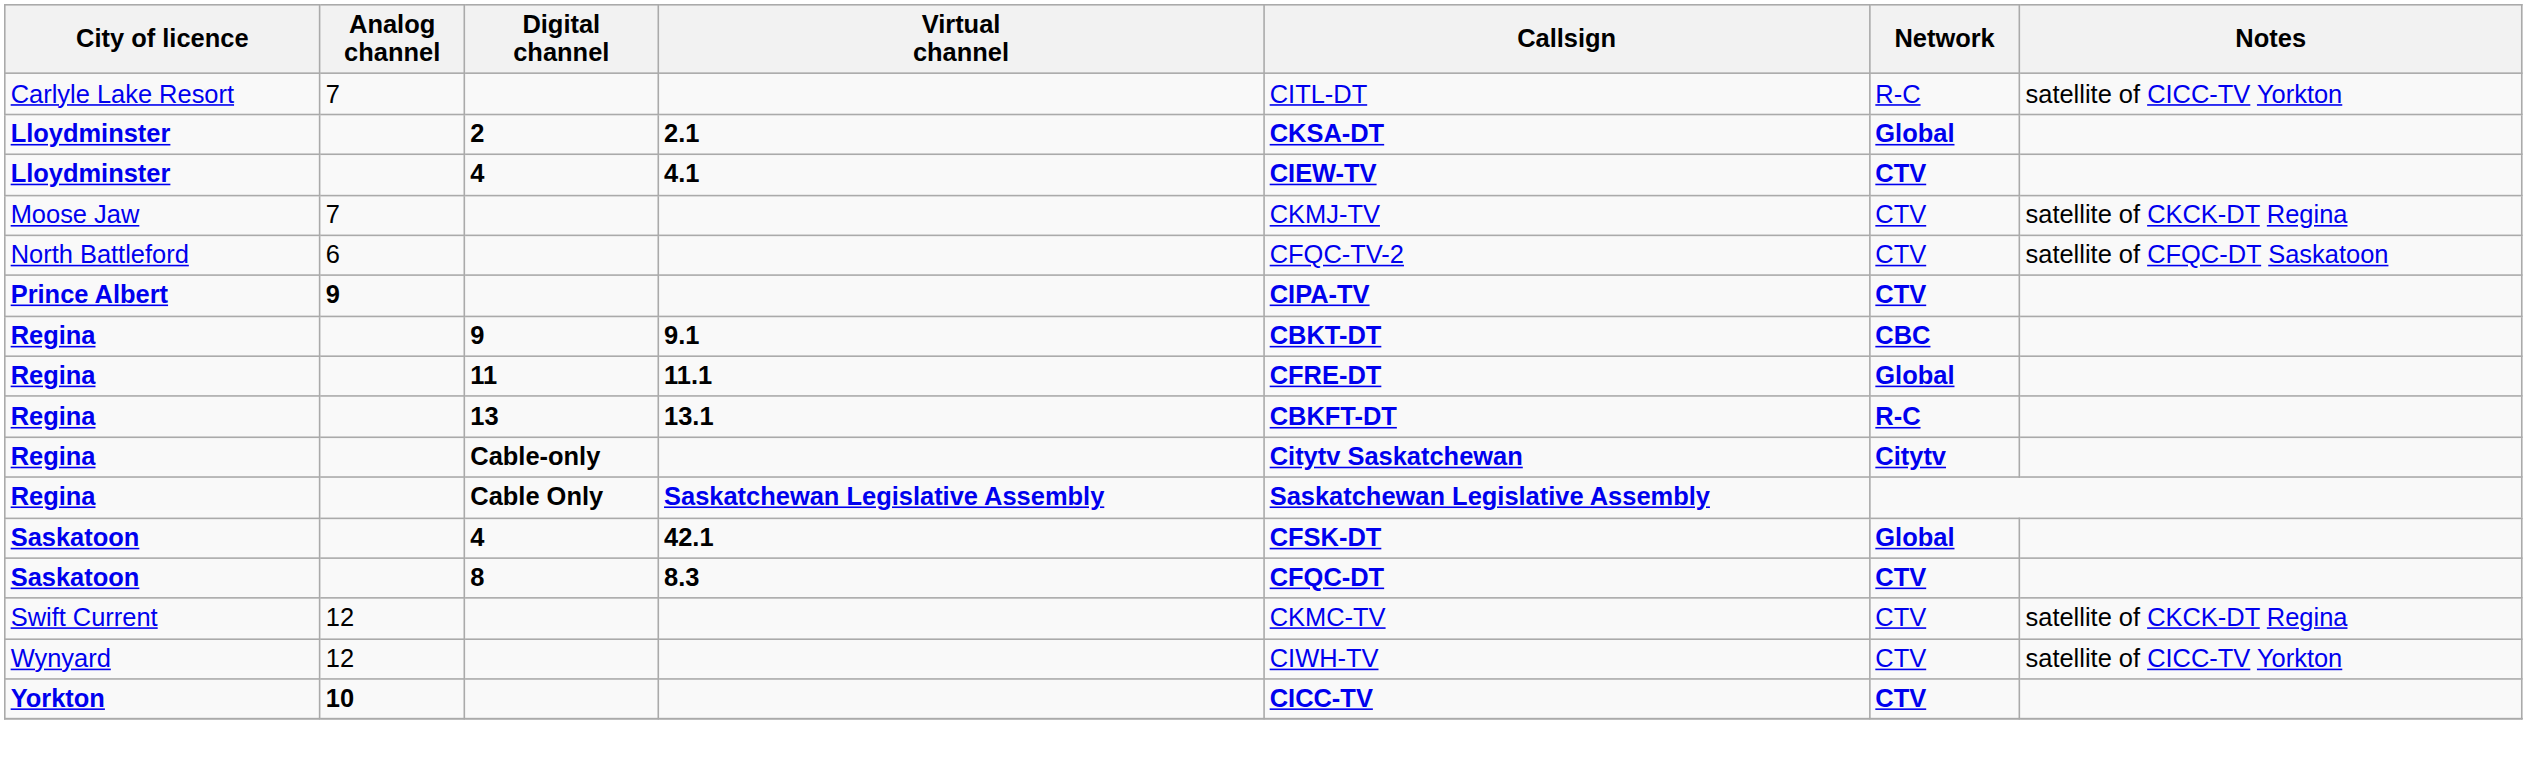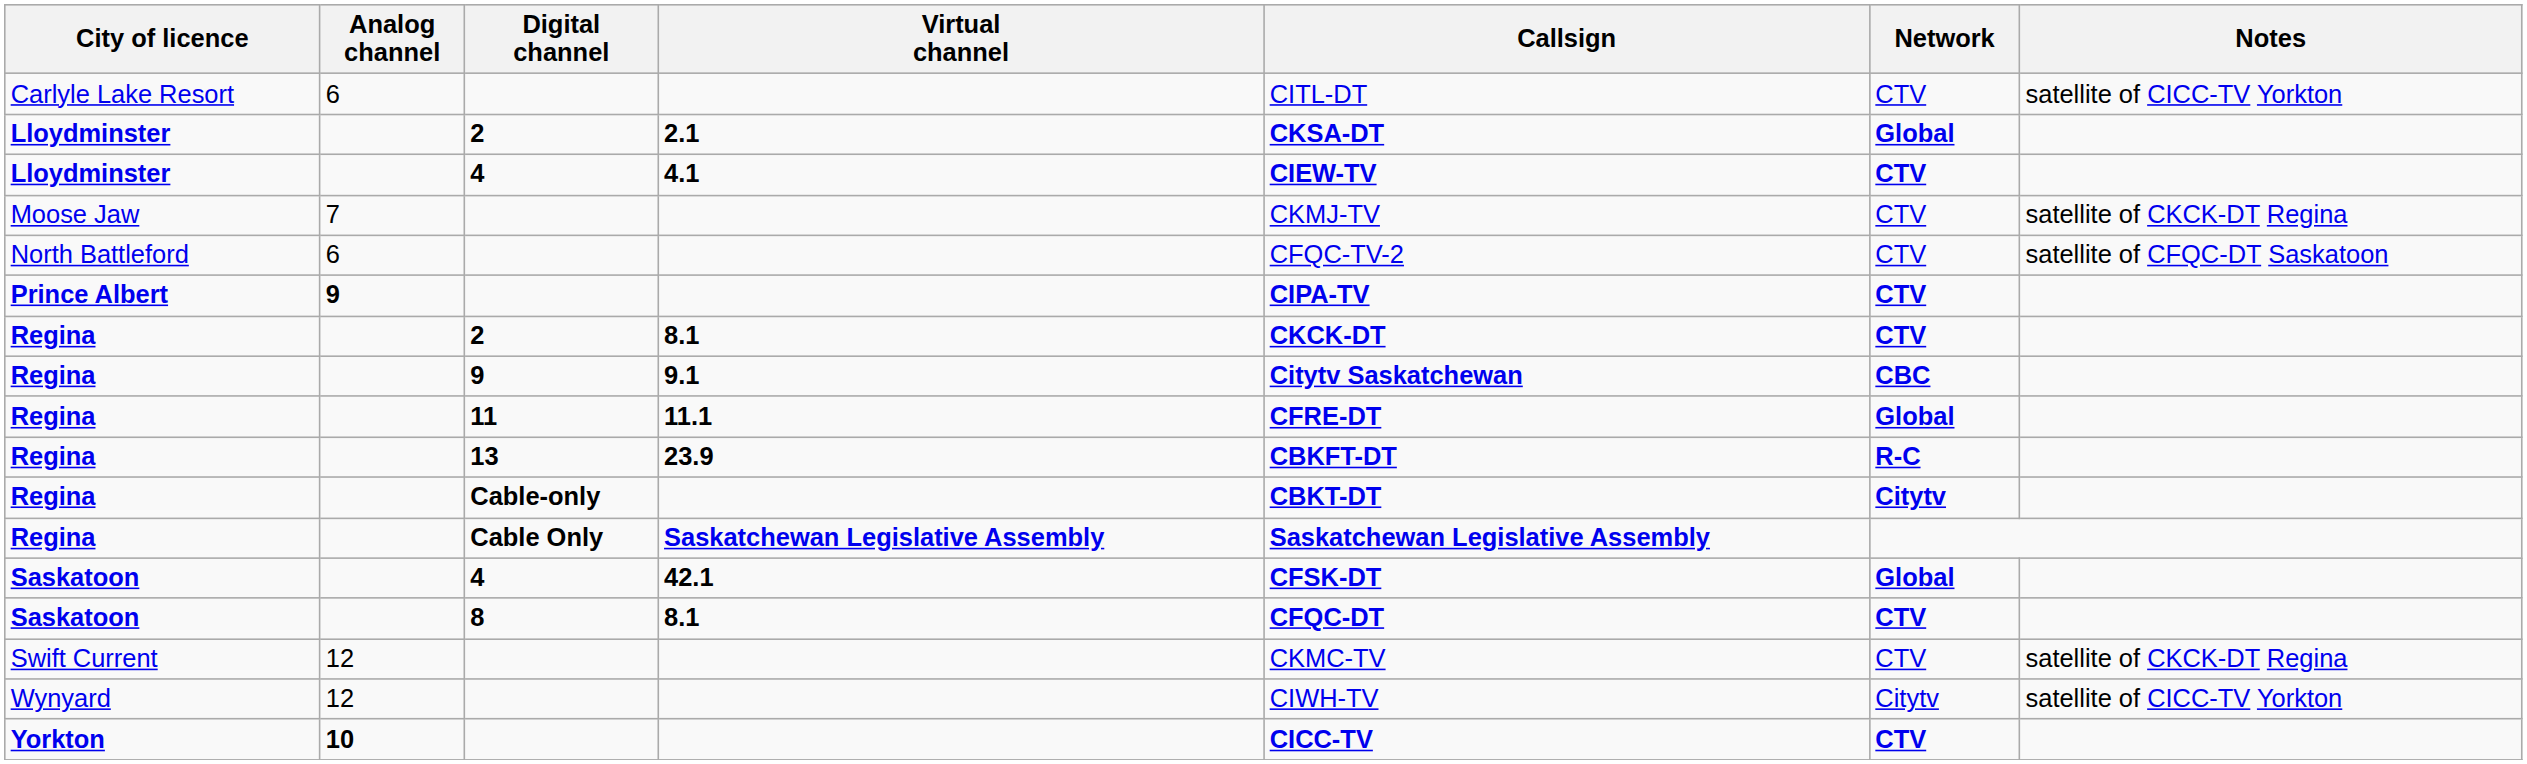(333, 93) 7 -> (333, 93) 6
(1898, 93) R-C -> (1901, 93) CTV
+ row: (53, 335)
(1326, 335) CBKT-DT -> (1396, 376) Citytv Saskatchewan
(689, 416) 13.1 -> (689, 456) 23.9
(1396, 456) Citytv Saskatchewan -> (1326, 497) CBKT-DT
(682, 577) 8.3 -> (682, 618) 8.1
(1901, 658) CTV -> (1907, 698) Citytv
